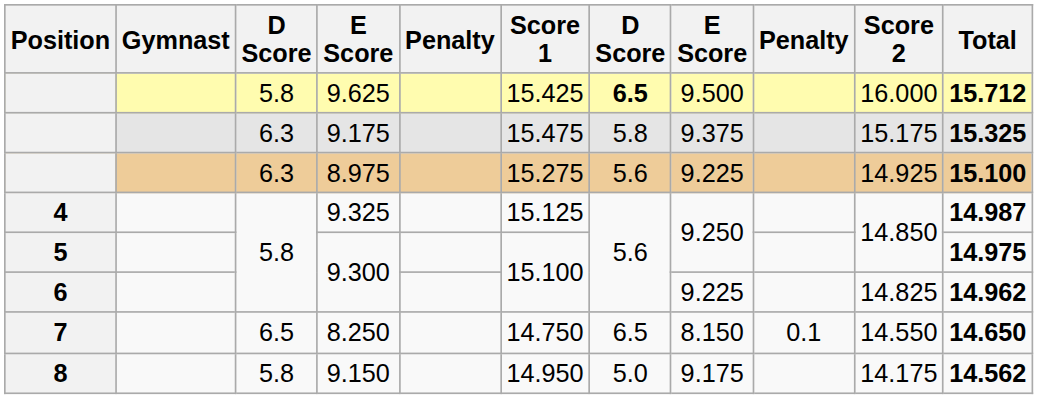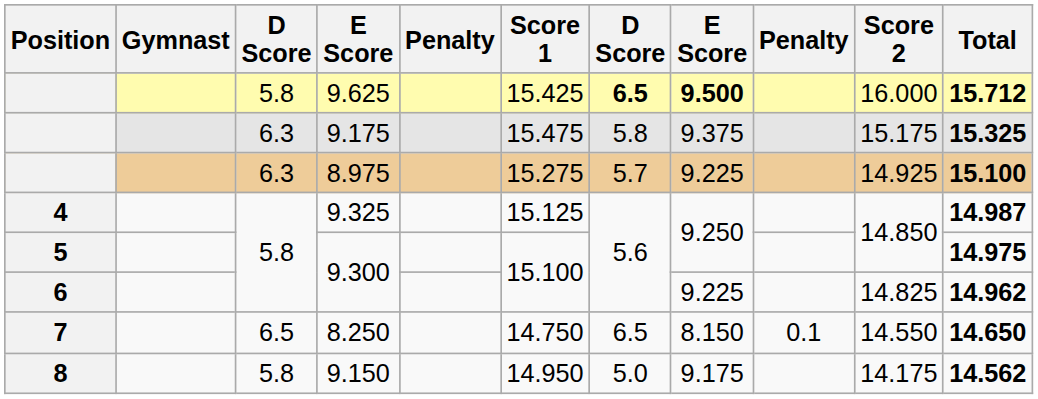(712, 93) normal -> (712, 93) bold
(630, 173) 5.6 -> (630, 173) 5.7
